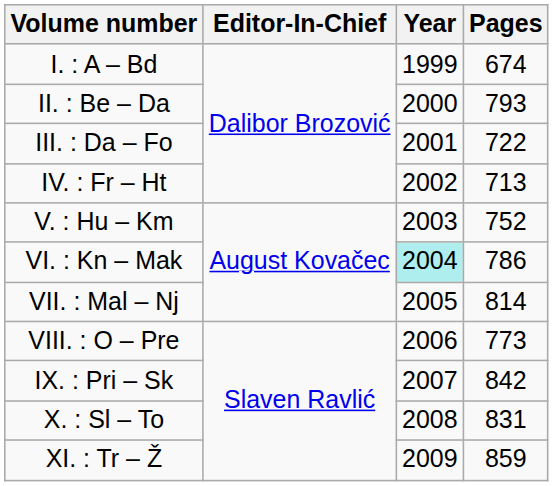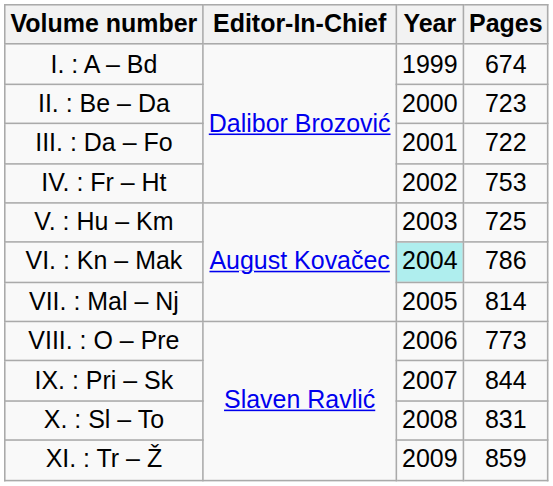(506, 103) 793 -> (506, 103) 723
(506, 182) 713 -> (506, 182) 753
(506, 222) 752 -> (506, 222) 725
(506, 380) 842 -> (506, 380) 844
